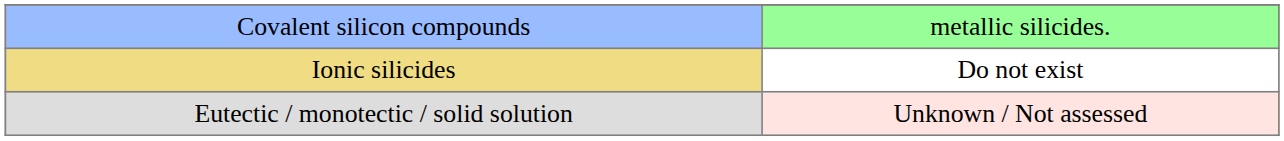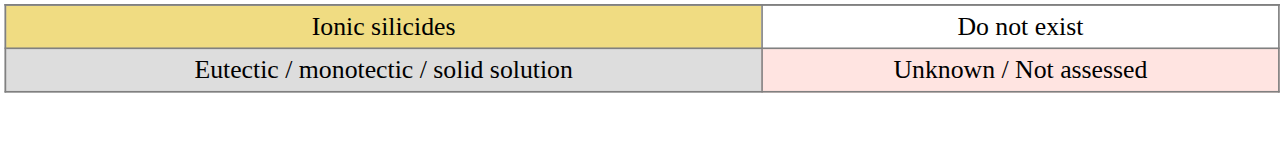- row: (384, 26)
